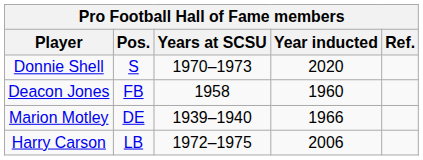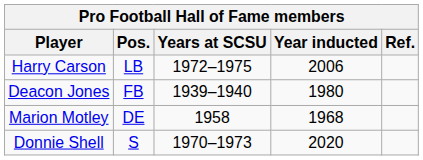rows swapped: (59, 142) <-> (59, 67)
(212, 92) 1958 -> (212, 92) 1939–1940
(326, 92) 1960 -> (326, 92) 1980
(212, 117) 1939–1940 -> (212, 117) 1958
(326, 117) 1966 -> (326, 117) 1968
